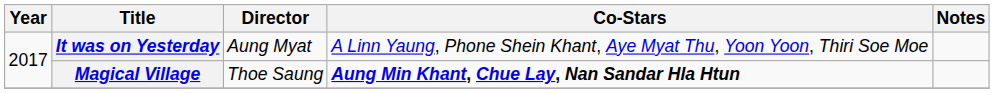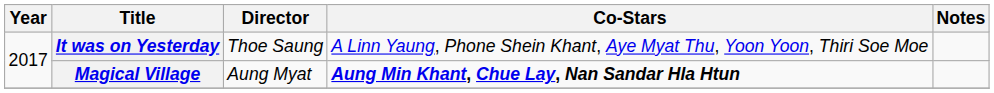(269, 46) Aung Myat -> (275, 46) Thoe Saung
(275, 74) Thoe Saung -> (269, 74) Aung Myat
